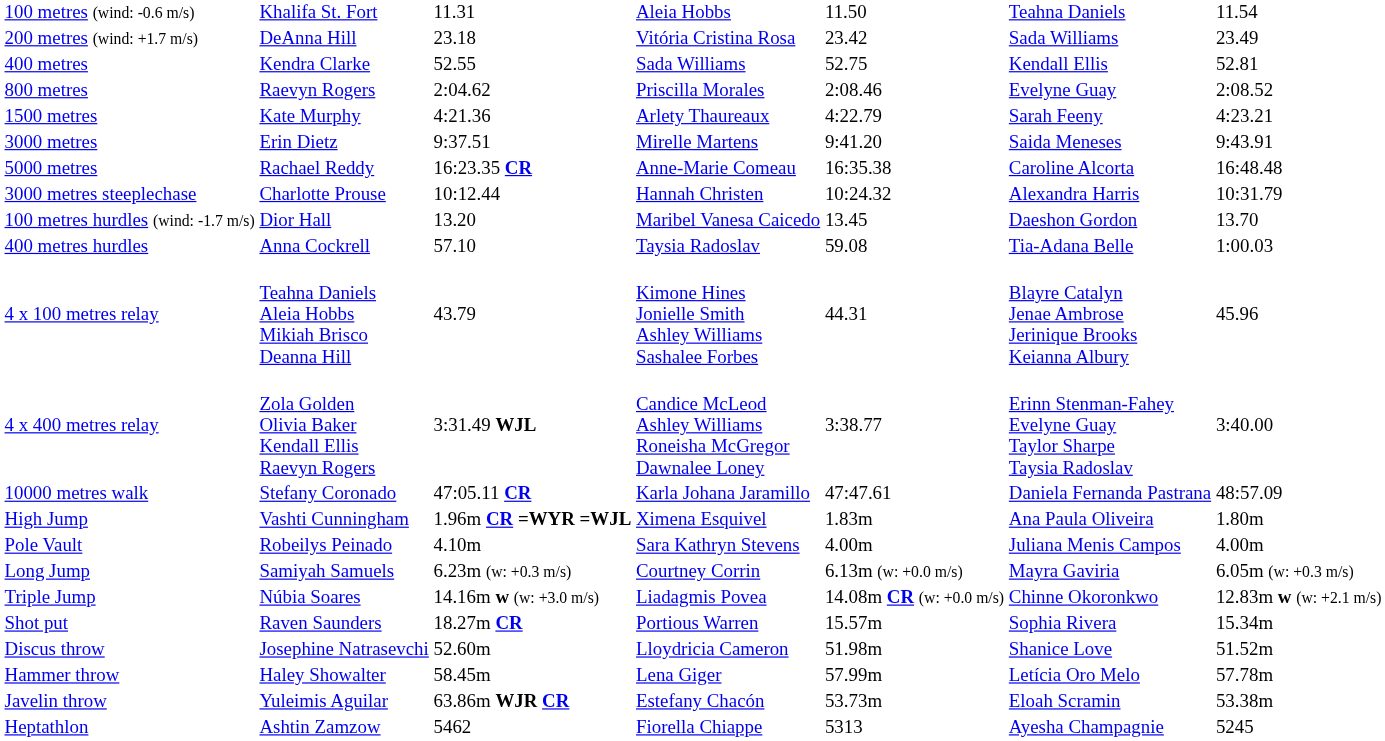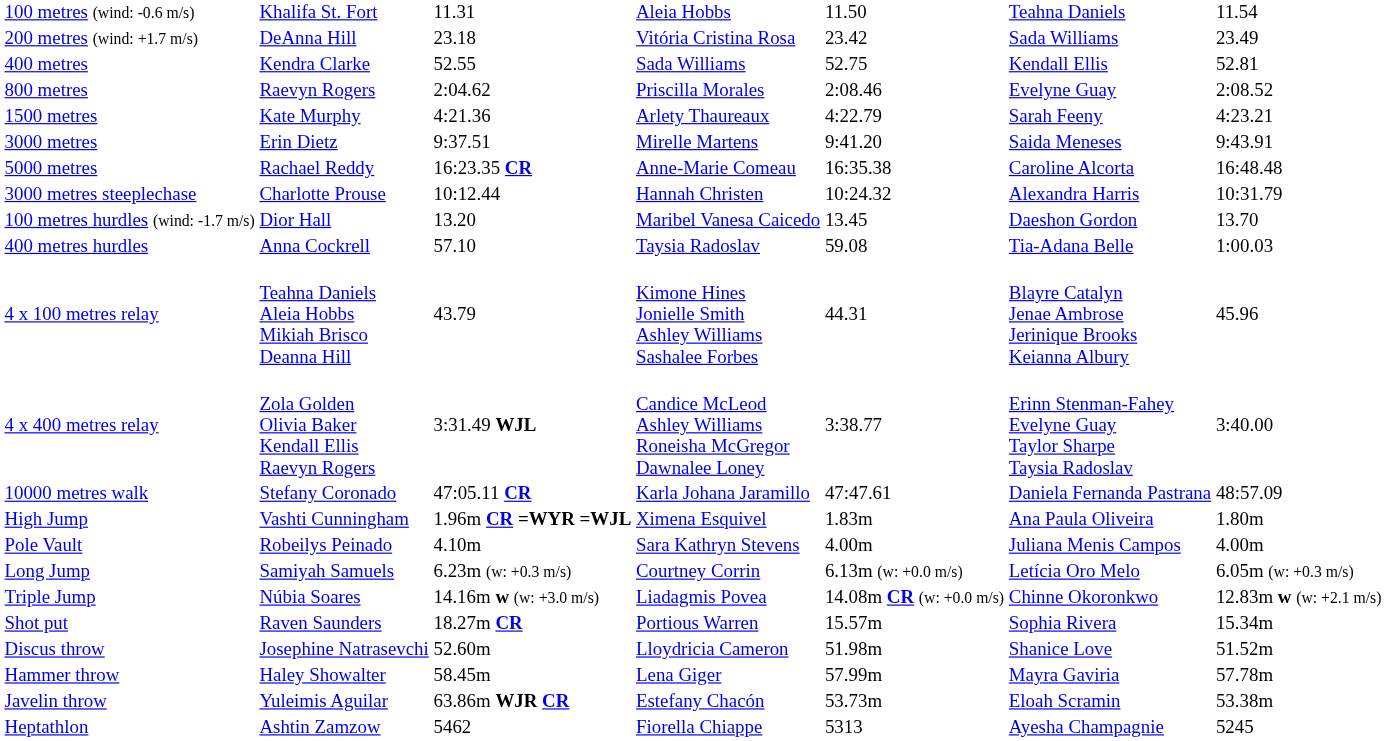(1064, 571) Mayra Gaviria -> (1074, 571) Letícia Oro Melo
(1074, 675) Letícia Oro Melo -> (1064, 675) Mayra Gaviria
